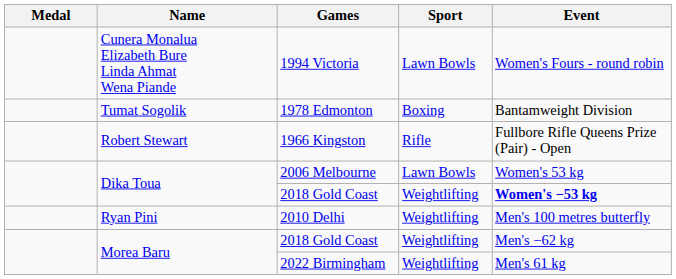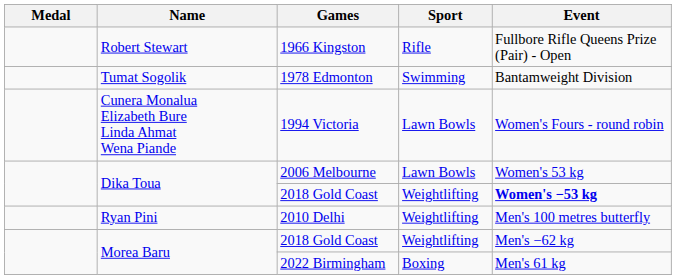rows swapped: (144, 141) <-> (149, 63)
(423, 110) Boxing -> (434, 77) Swimming
(440, 263) Weightlifting -> (423, 263) Boxing
